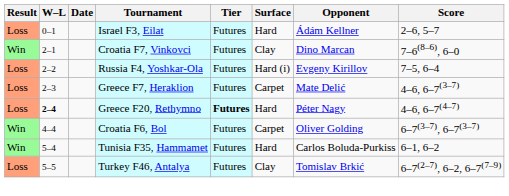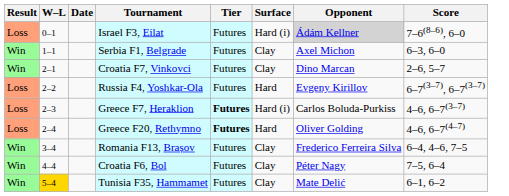(266, 30) Hard -> (272, 32) Hard (i)
(327, 30) no background -> (327, 32) lightgrey background
(420, 30) 2–6, 5–7 -> (436, 32) 7–6(8–6), 6–0
+ row: (142, 51)
(430, 49) 7–6(8–6), 6–0 -> (426, 68) 2–6, 5–7
(272, 68) Hard (i) -> (266, 87) Hard
(420, 68) 7–5, 6–4 -> (446, 87) 6–7(3–7), 6–7(3–7)
(230, 87) normal -> (231, 108) bold
(269, 87) Carpet -> (272, 108) Hard (i)
(321, 87) Mate Delić -> (346, 108) Carlos Boluda-Purkiss
(49, 108) bold -> (49, 129) normal
(321, 108) Péter Nagy -> (330, 128) Oliver Golding
+ row: (147, 147)
(269, 128) Carpet -> (265, 165) Clay
(330, 128) Oliver Golding -> (321, 165) Péter Nagy
(440, 128) 6–7(3–7), 6–7(3–7) -> (426, 165) 7–5, 6–4
(49, 148) no background -> (49, 183) gold background
(266, 147) Hard -> (265, 182) Clay
(346, 147) Carlos Boluda-Purkiss -> (321, 182) Mate Delić
- row: (144, 166)
